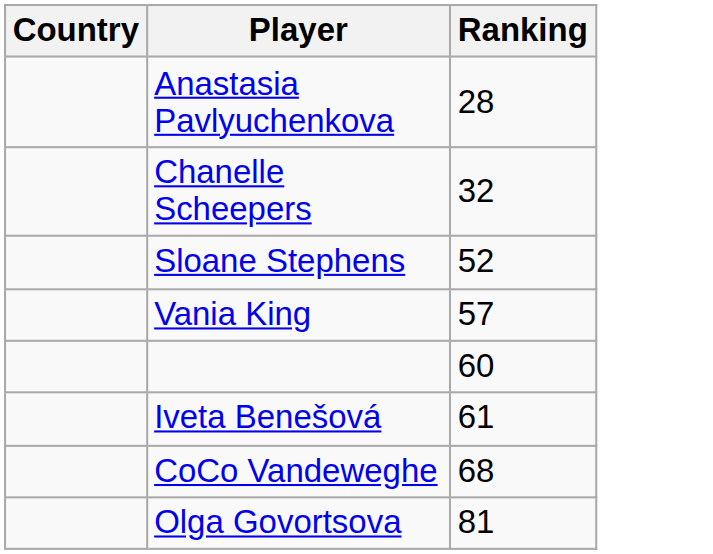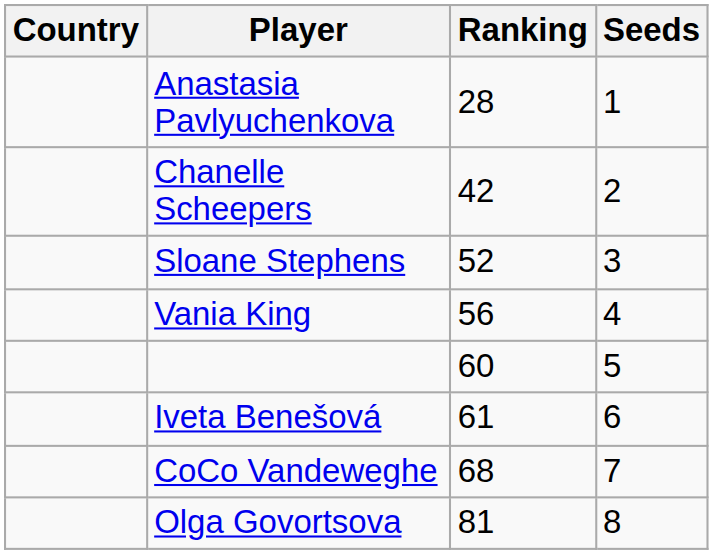+ column: (652, 30)
(476, 190) 32 -> (476, 190) 42
(476, 313) 57 -> (476, 313) 56
